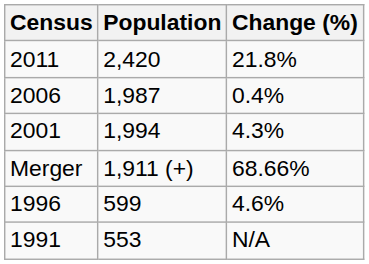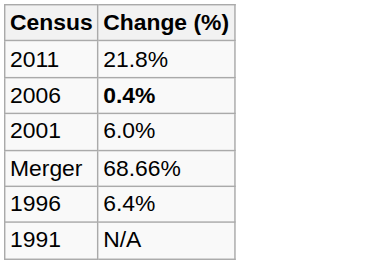- column: (162, 22)
(258, 95) normal -> (129, 95) bold
(258, 131) 4.3% -> (129, 131) 6.0%
(258, 204) 4.6% -> (129, 204) 6.4%
